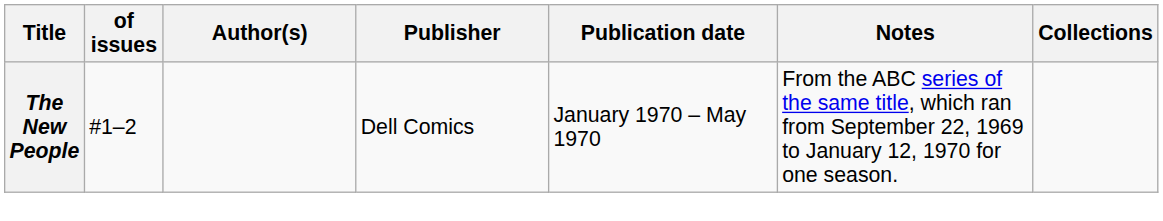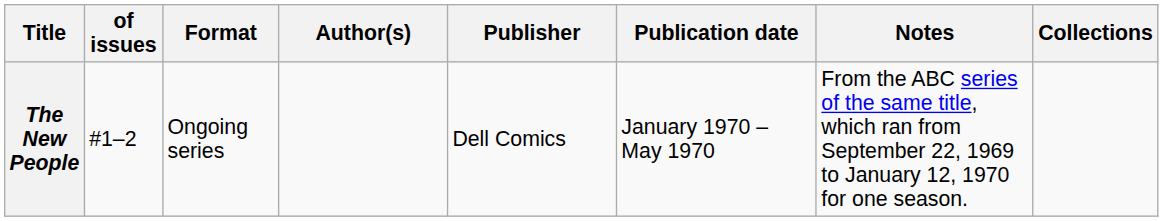+ column: (221, 33)
